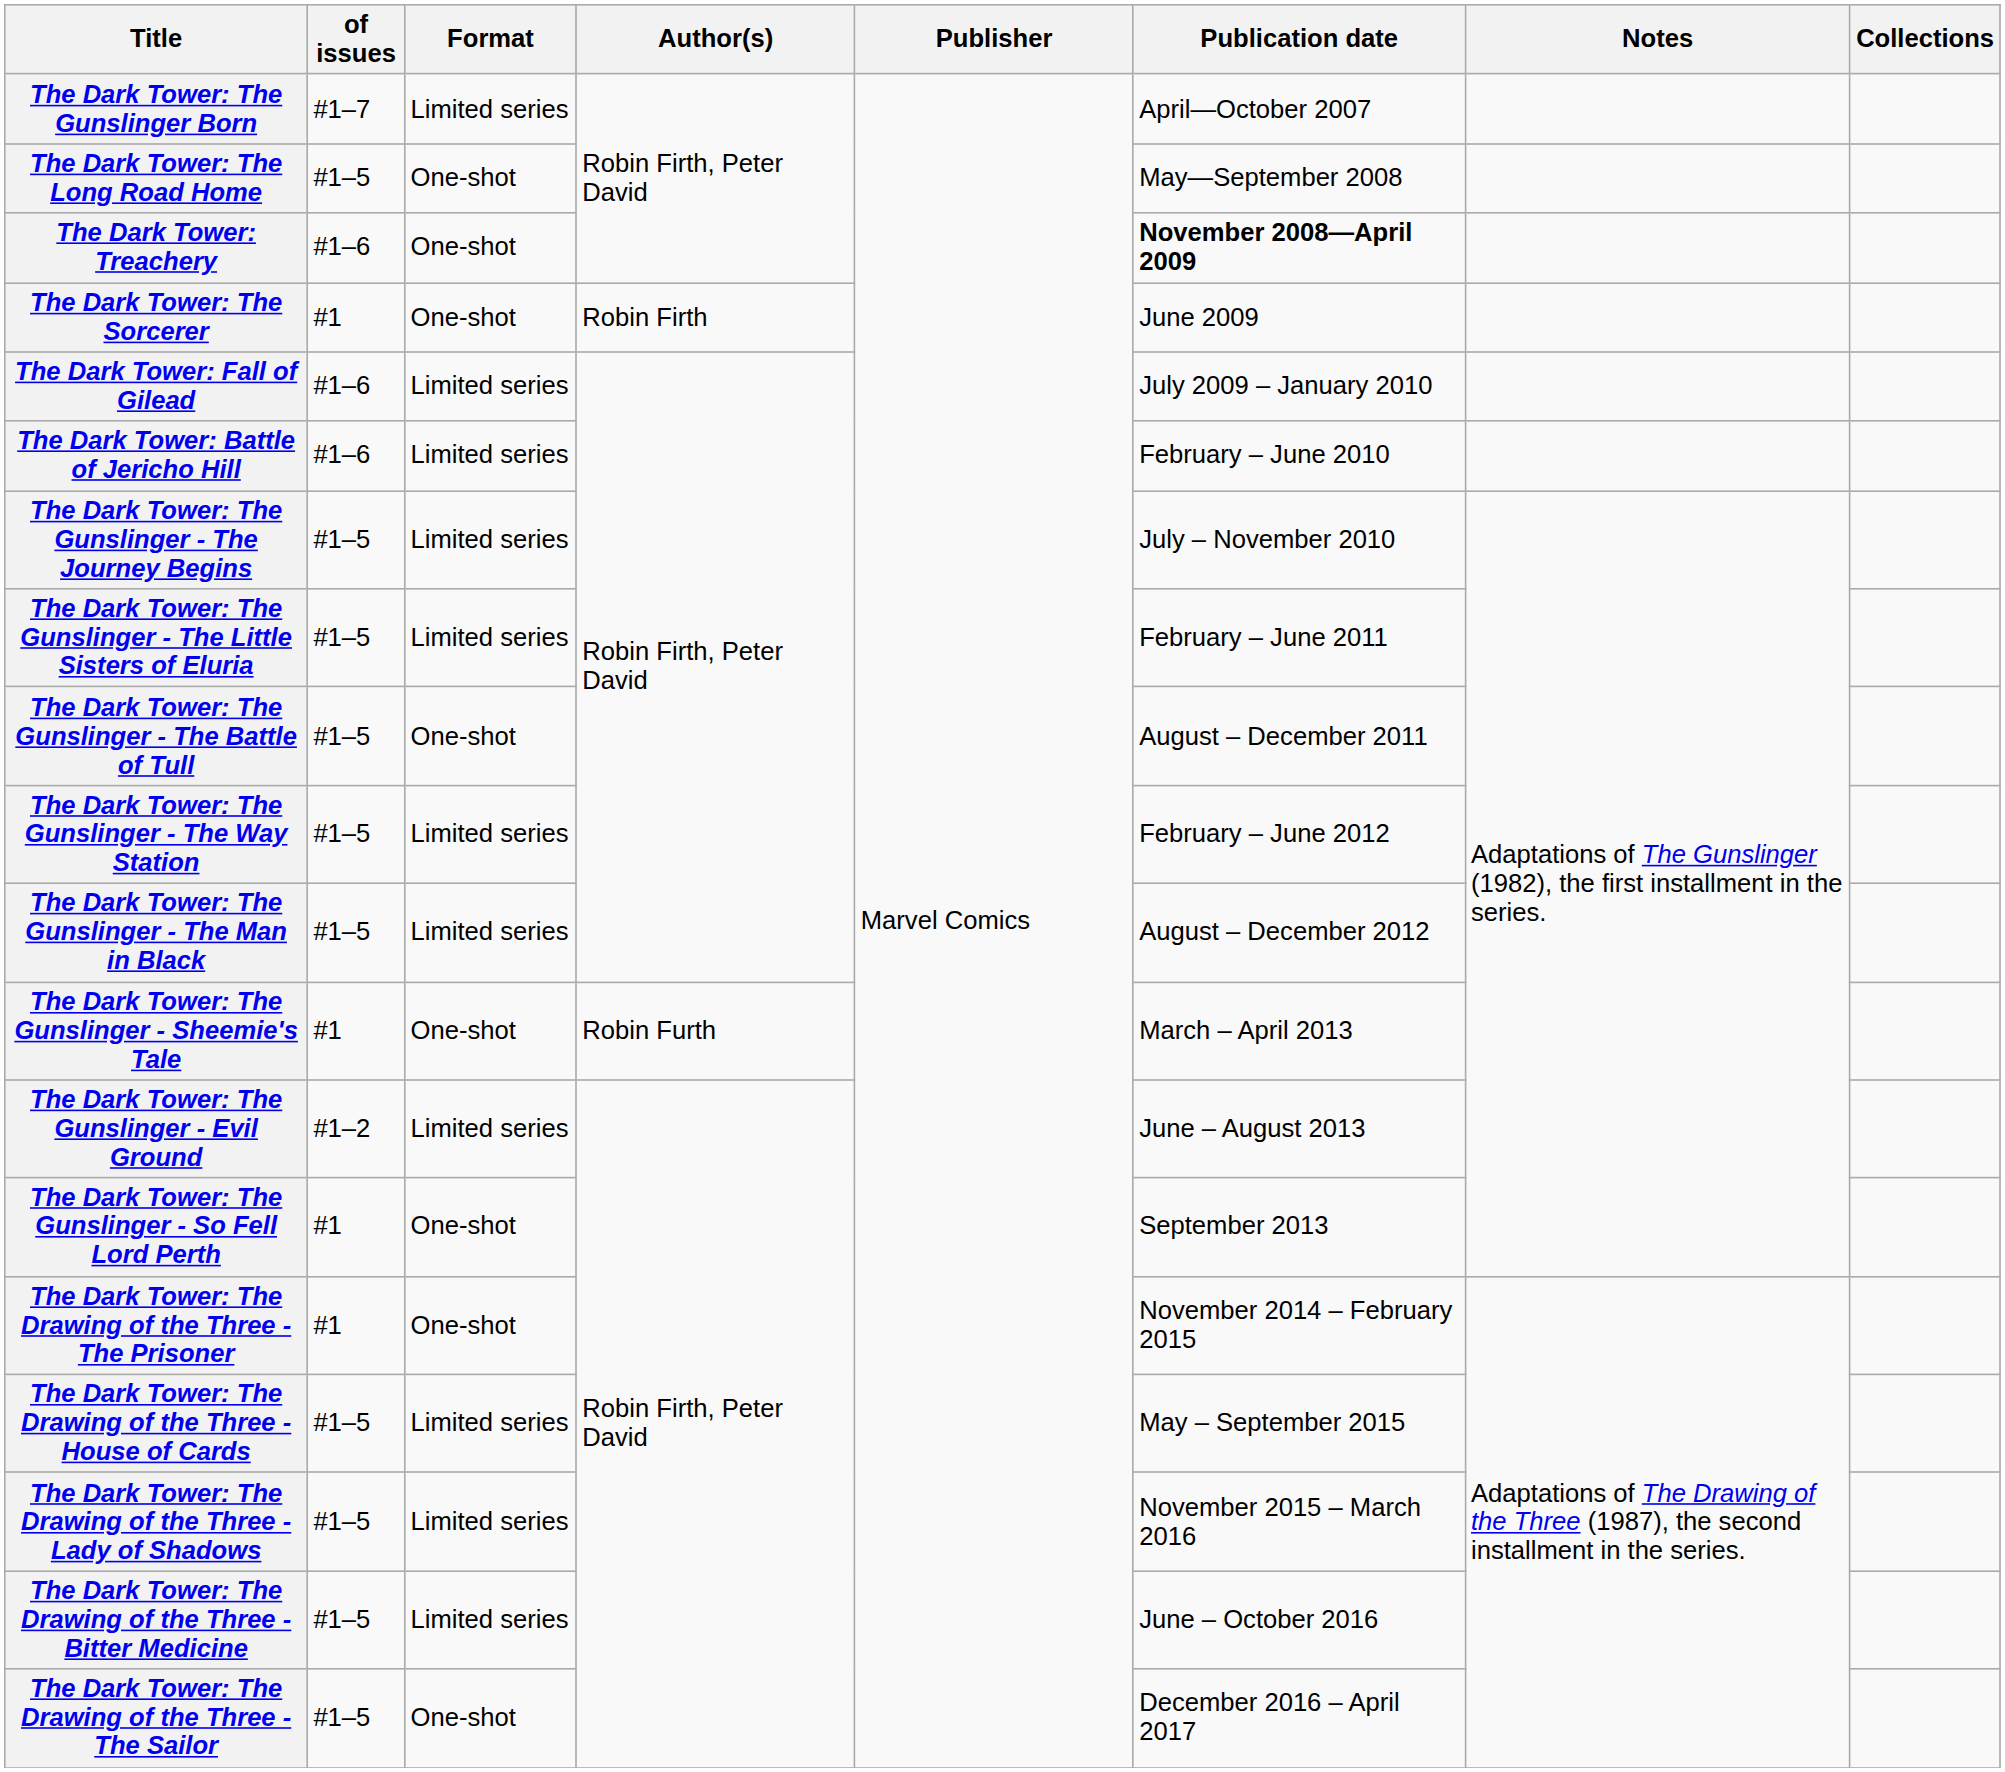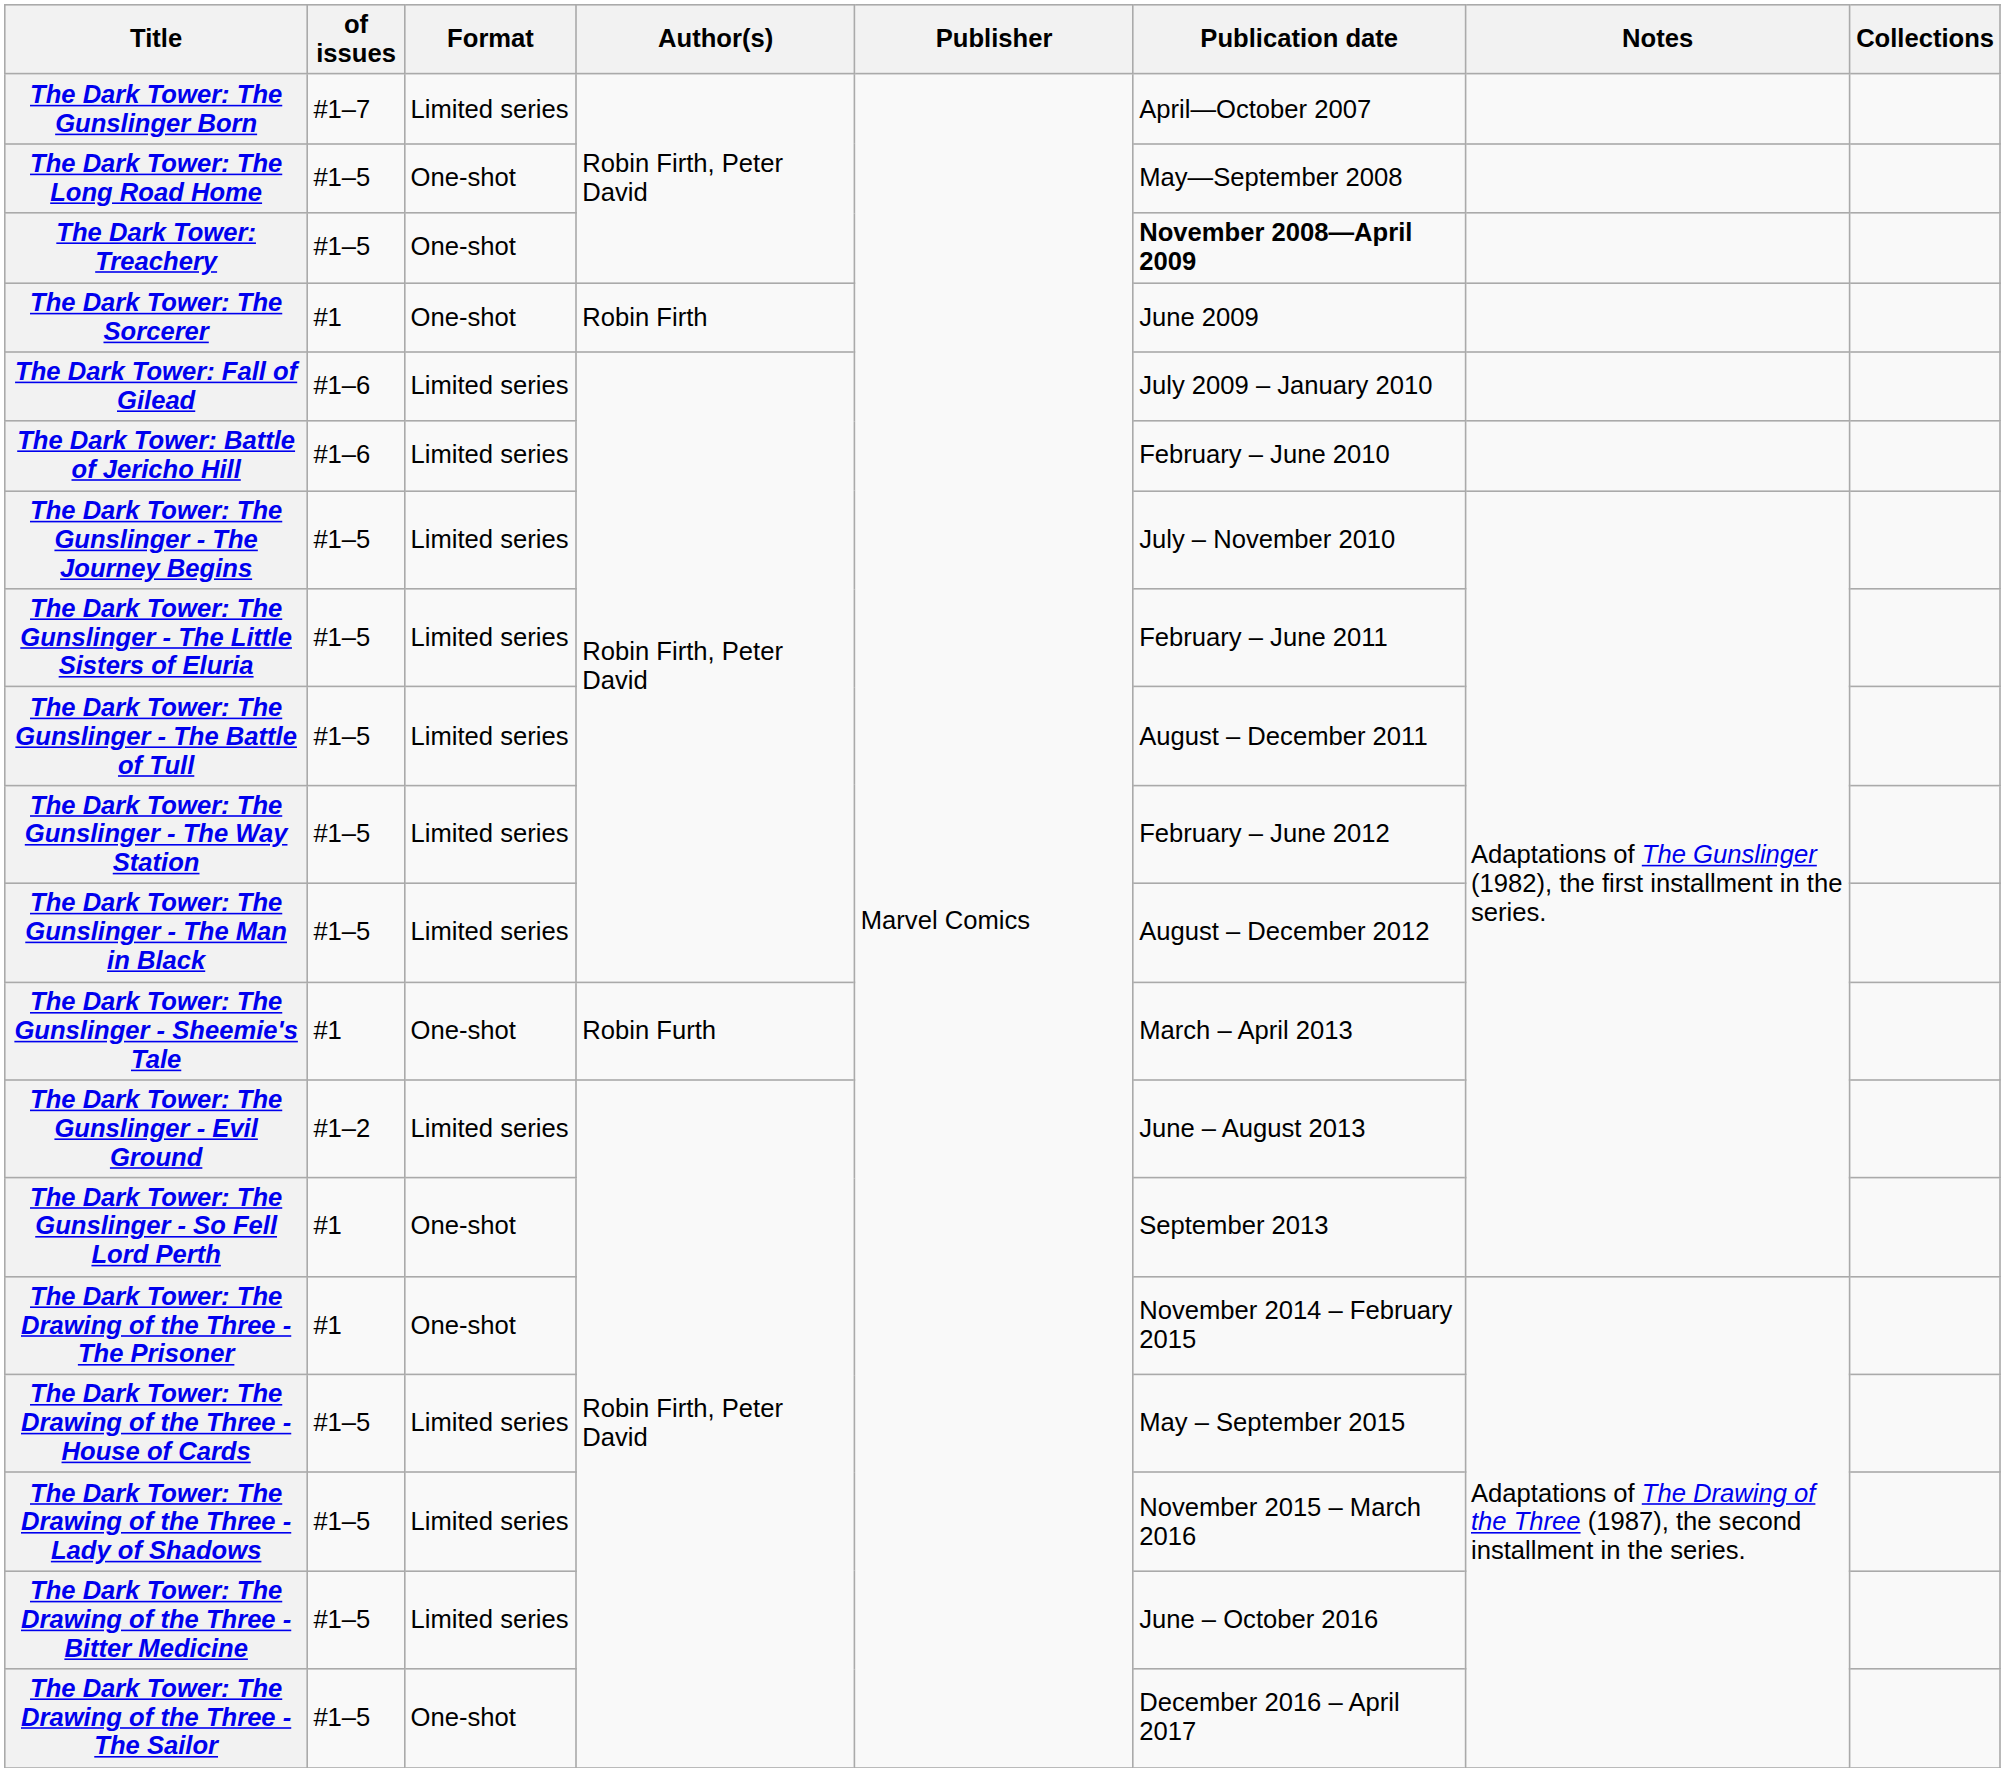(342, 247) #1–6 -> (342, 247) #1–5
(463, 735) One-shot -> (489, 735) Limited series
